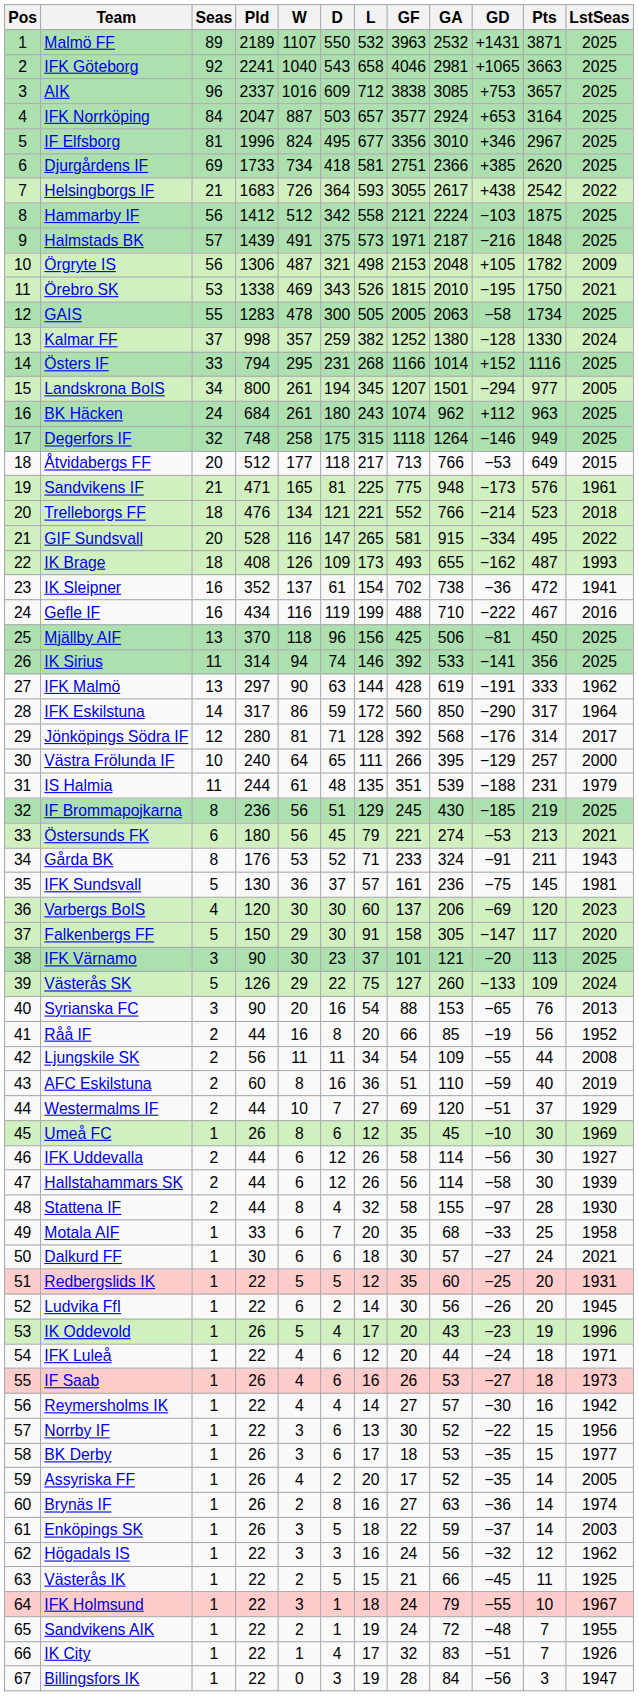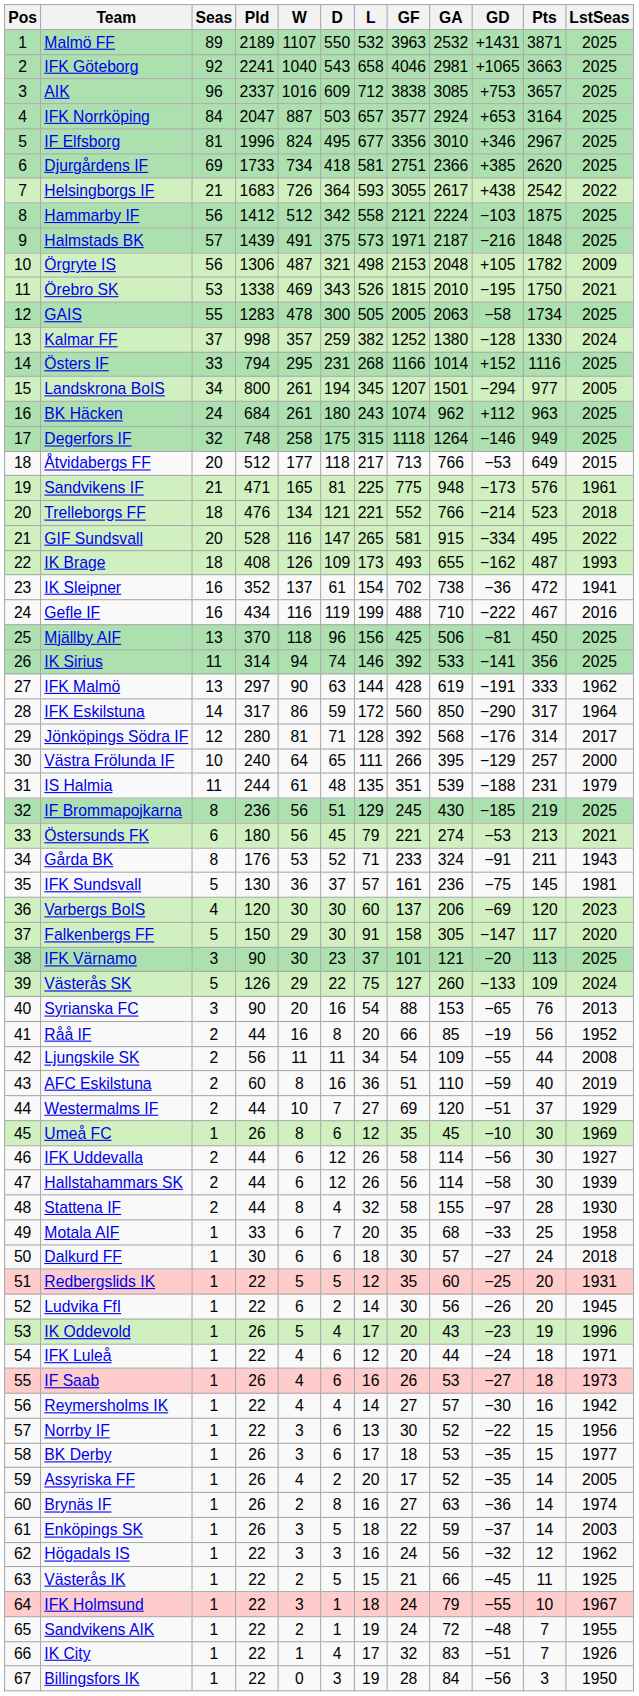(599, 1257) 2021 -> (599, 1257) 2018
(599, 1679) 1947 -> (599, 1679) 1950
